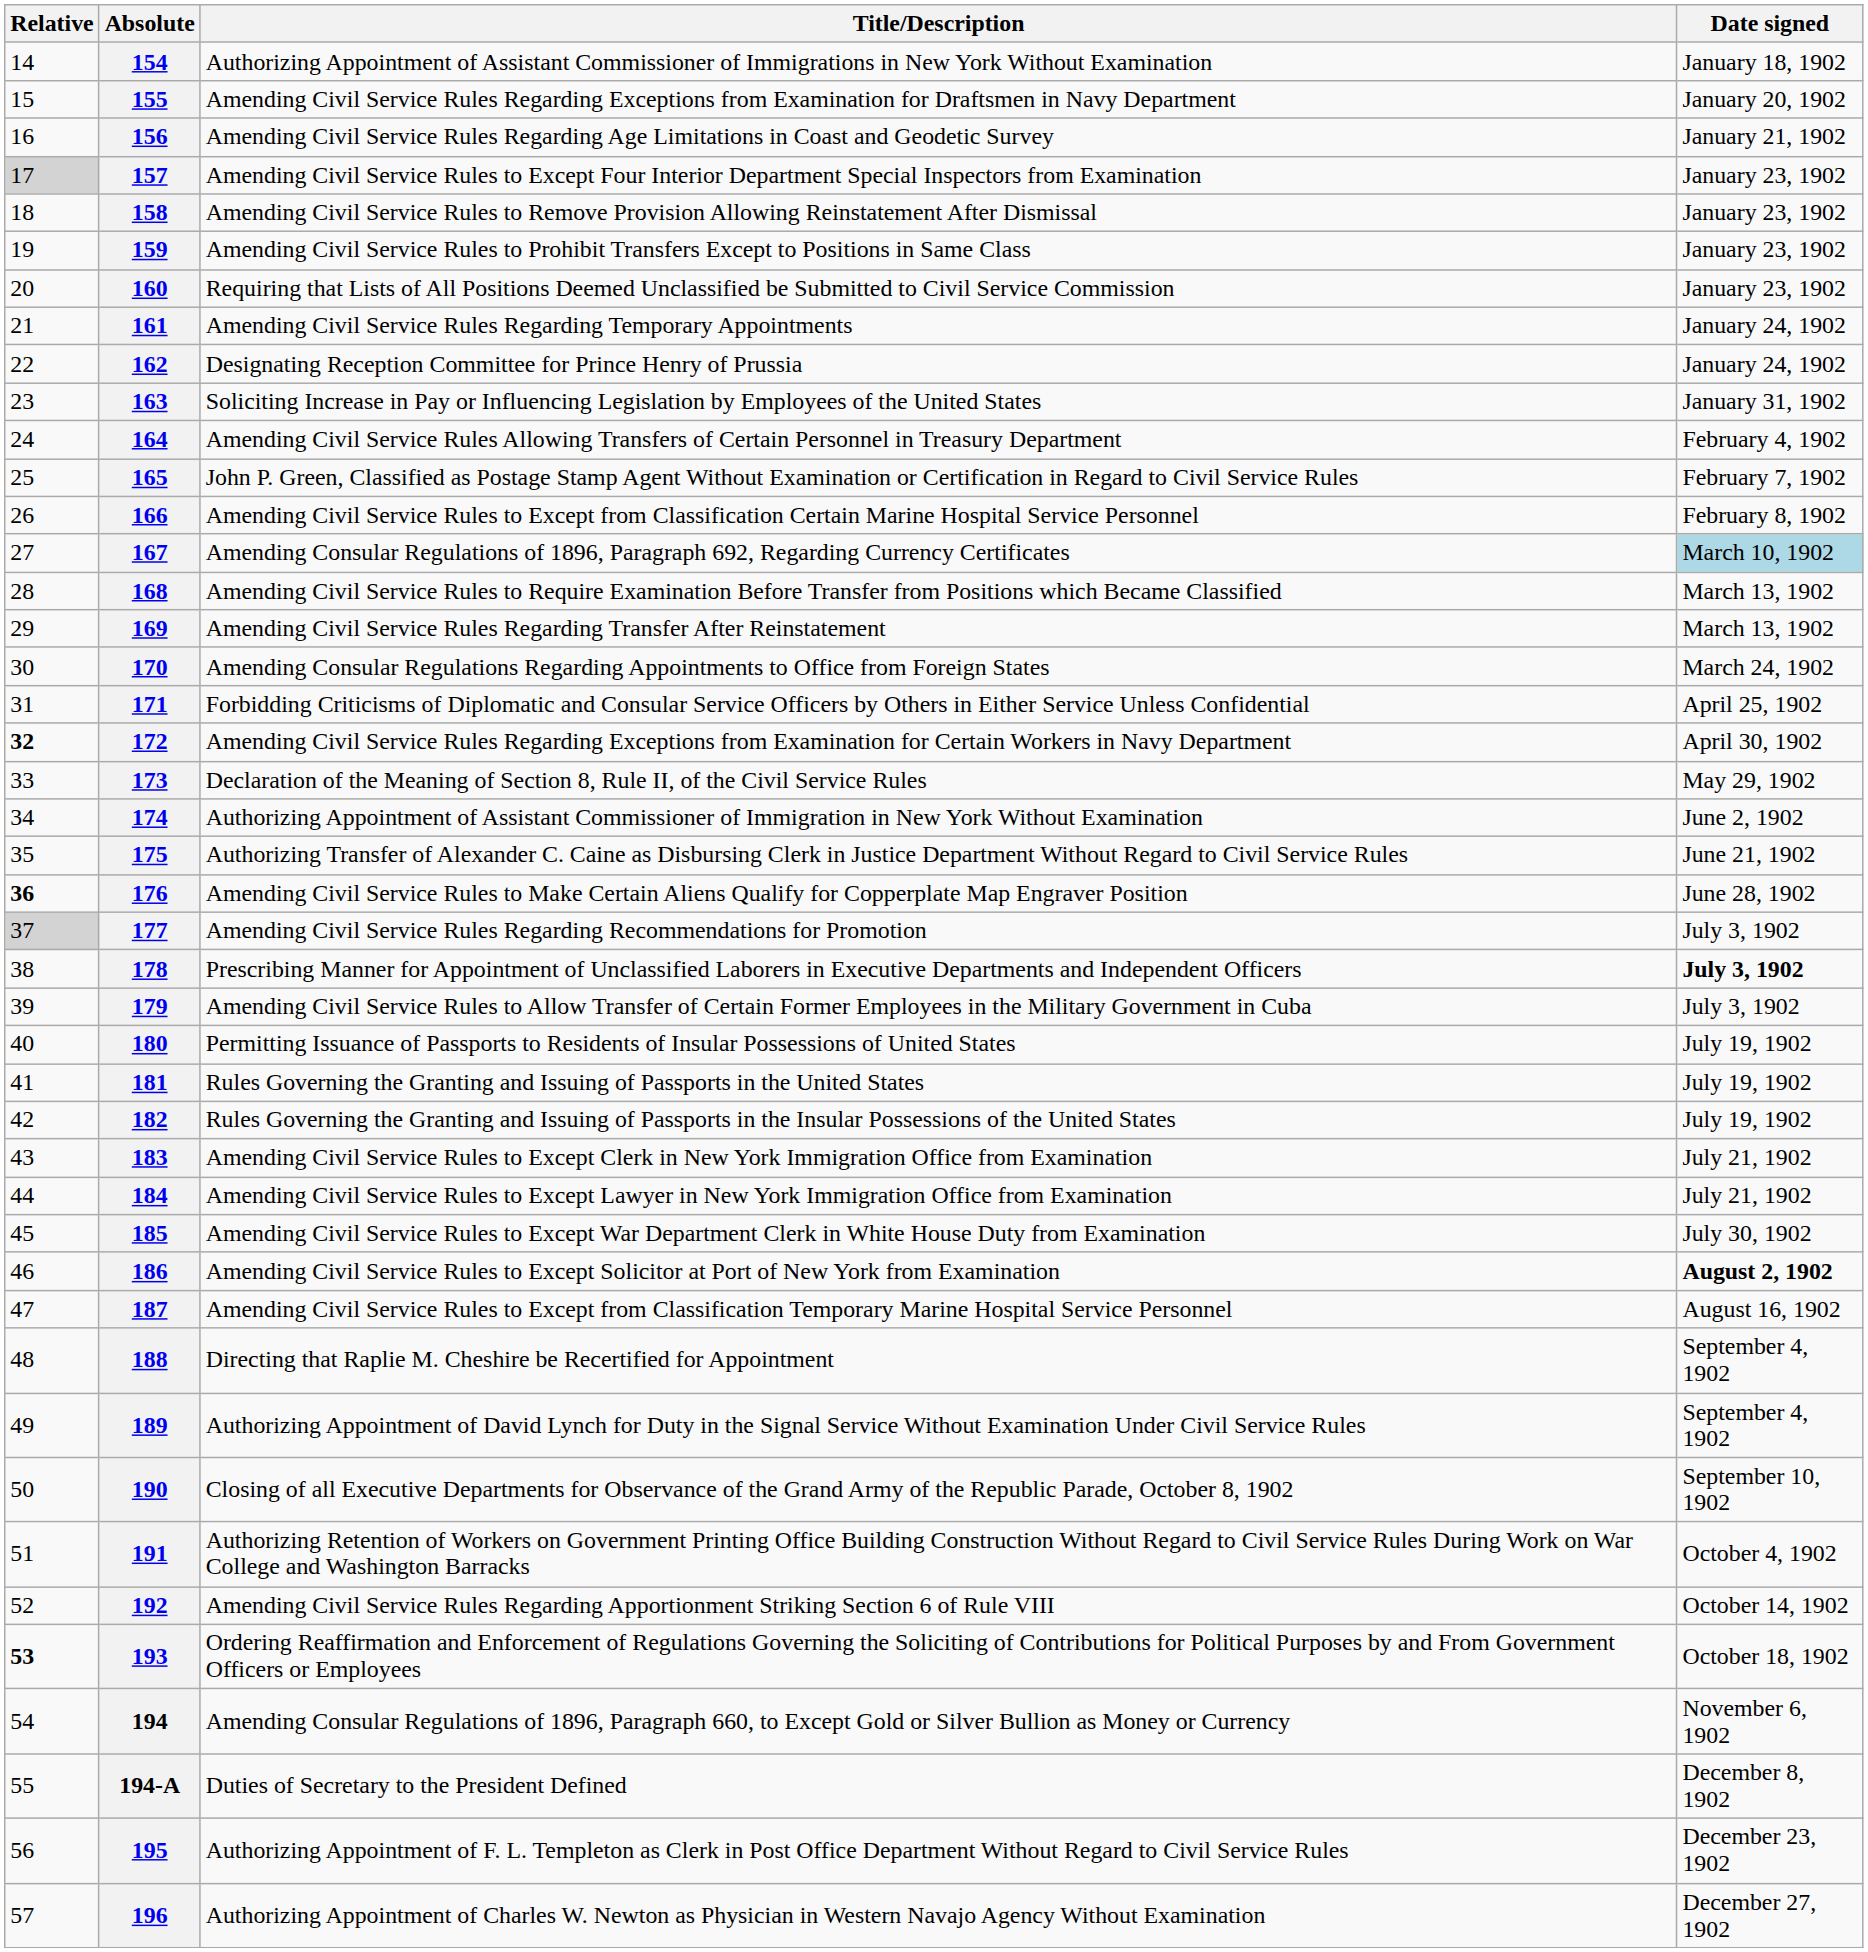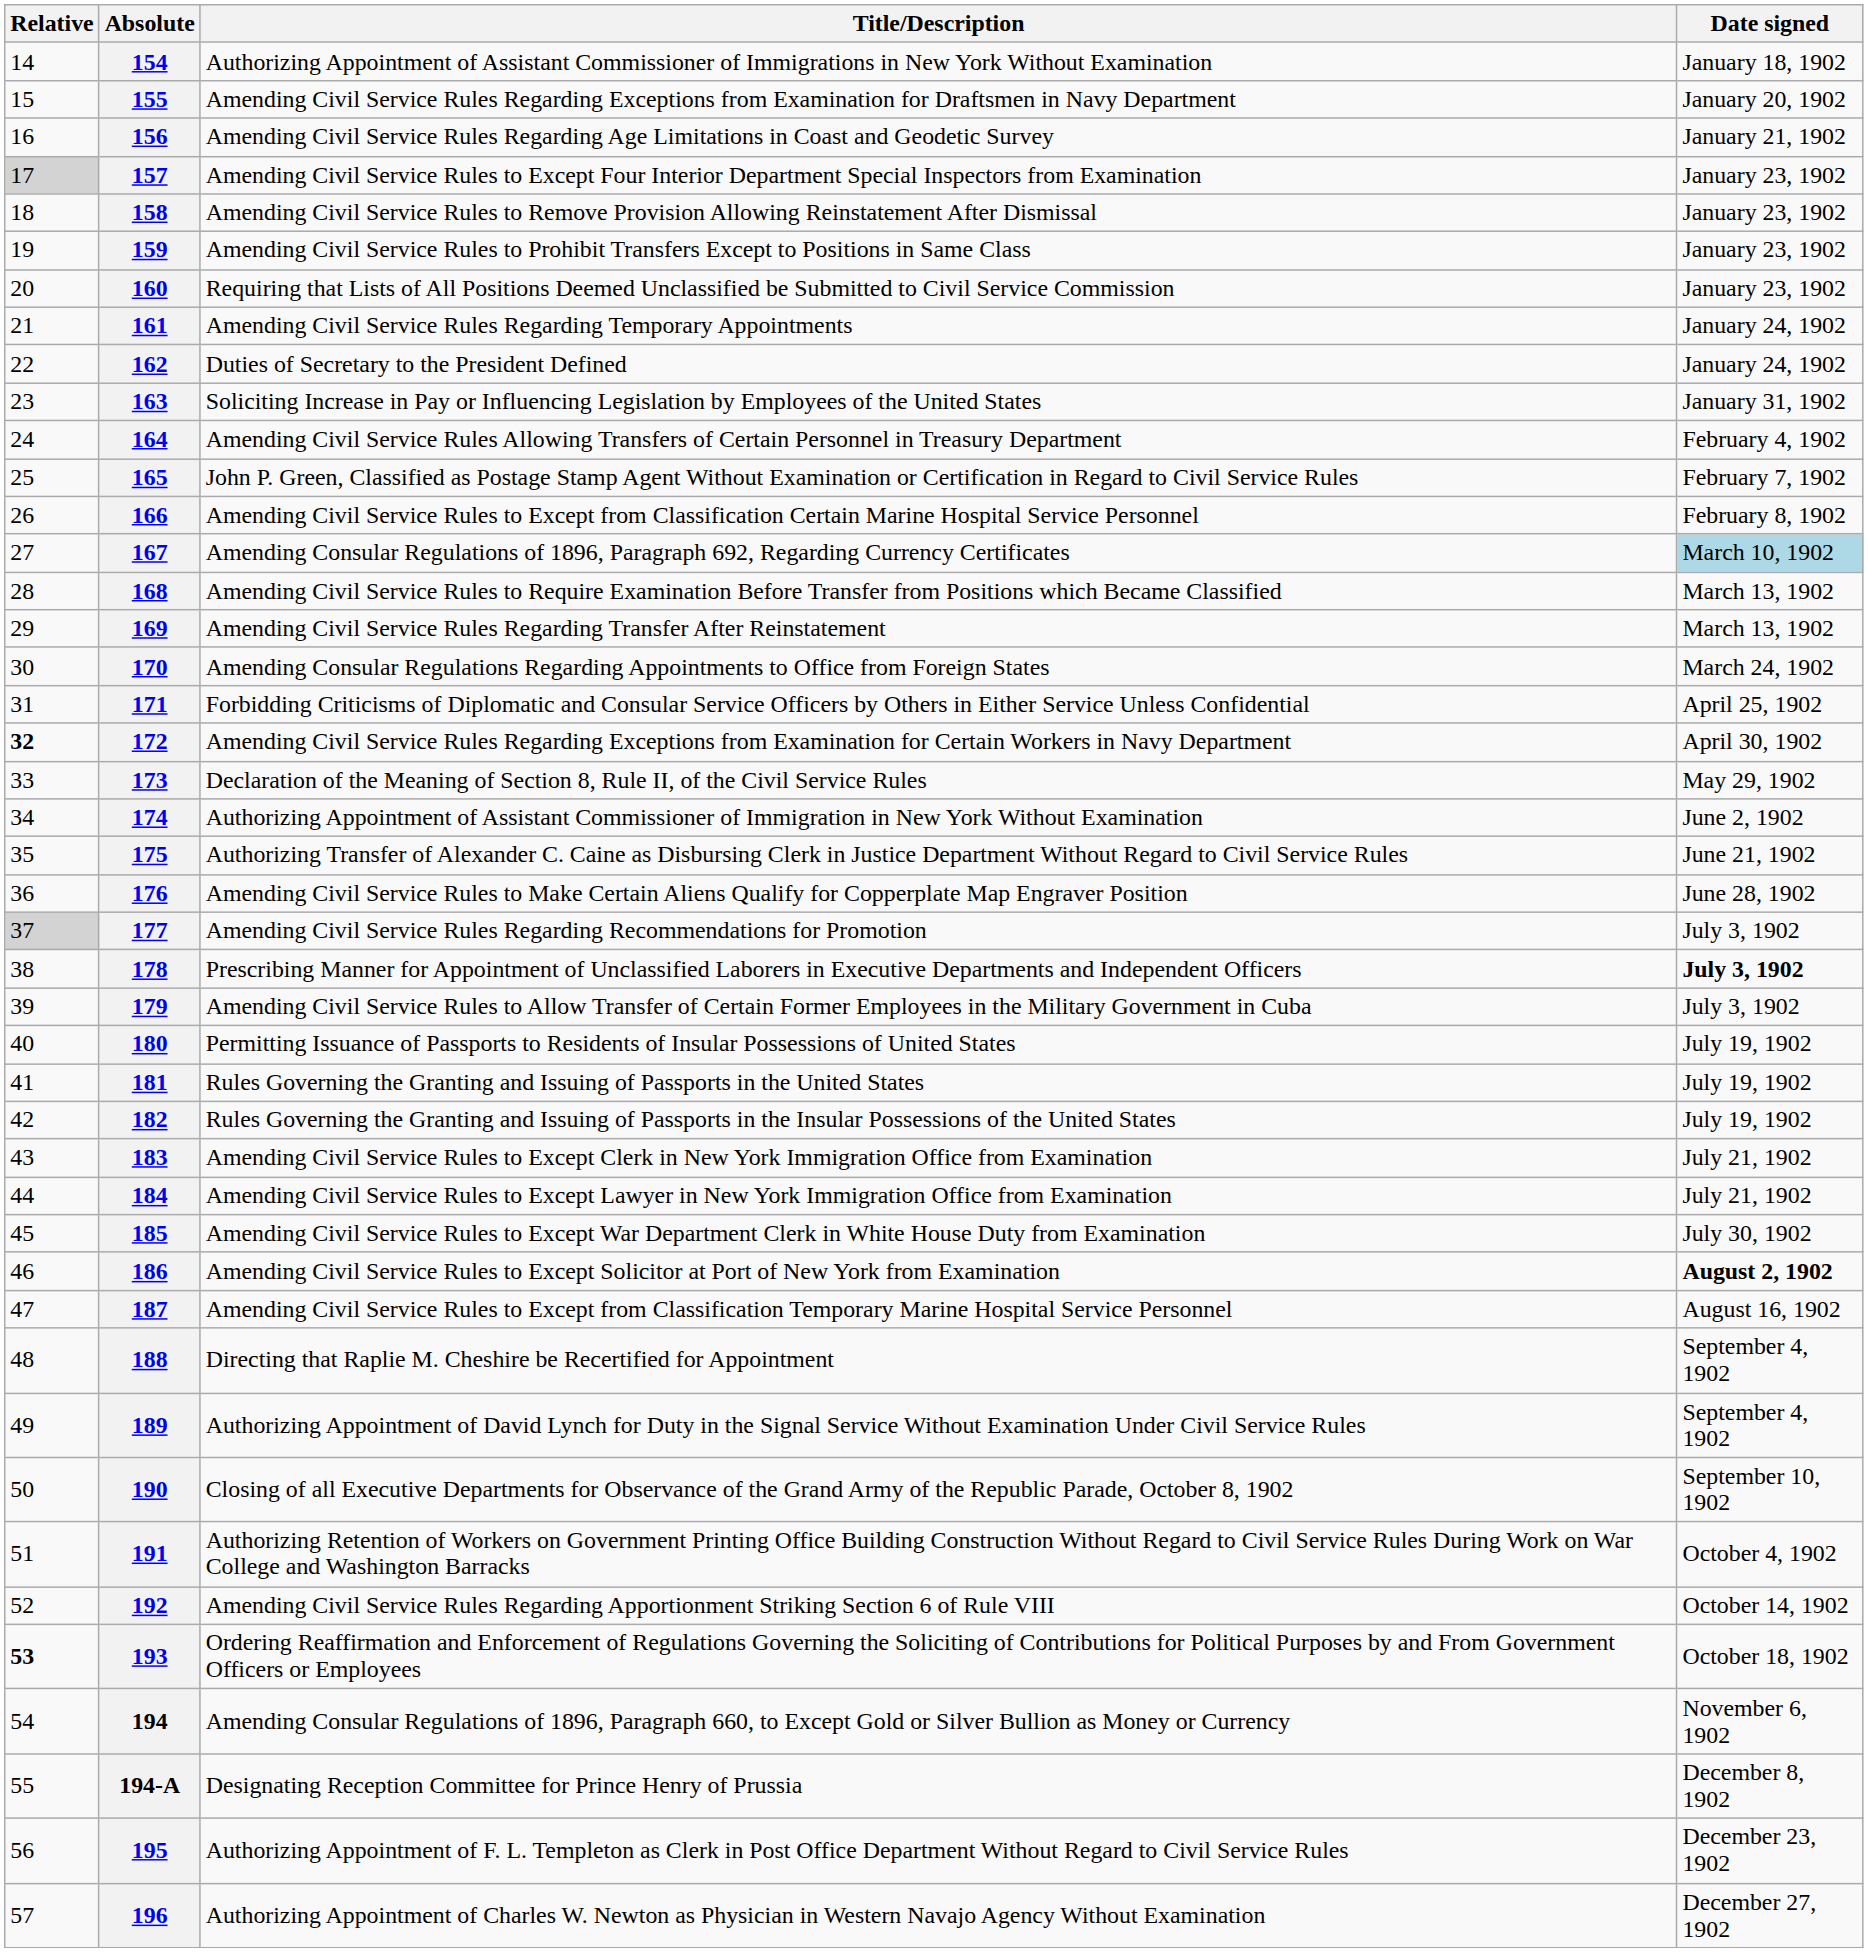(504, 363) Designating Reception Committee for Prince Henry of Prussia -> (416, 363) Duties of Secretary to the President Defined
(22, 893) bold -> (22, 893) normal
(416, 1785) Duties of Secretary to the President Defined -> (504, 1785) Designating Reception Committee for Prince Henry of Prussia
